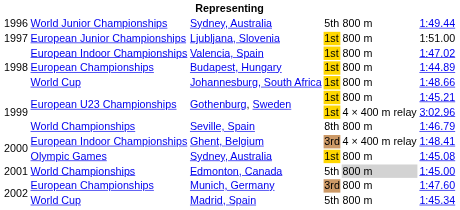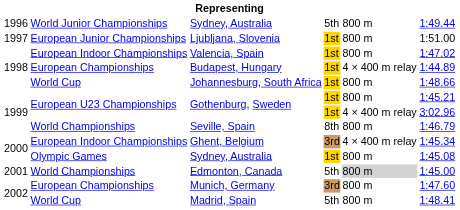(357, 68) 800 m -> (380, 68) 4 × 400 m relay
(437, 141) 1:48.41 -> (437, 141) 1:45.34
(437, 200) 1:45.34 -> (437, 200) 1:48.41
